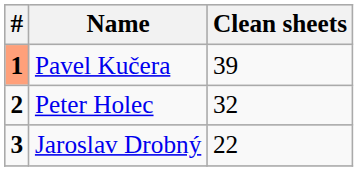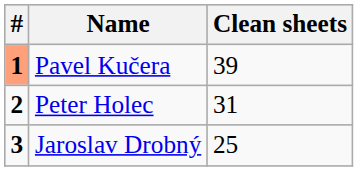(226, 104) 32 -> (226, 104) 31
(226, 144) 22 -> (226, 144) 25
